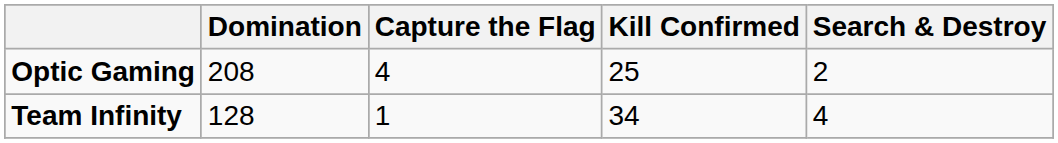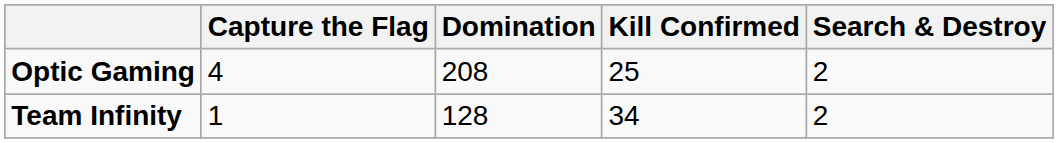columns swapped: (485, 26) <-> (285, 26)
(821, 115) 4 -> (821, 115) 2
